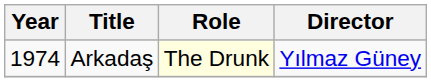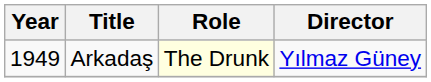(35, 58) 1974 -> (35, 58) 1949
